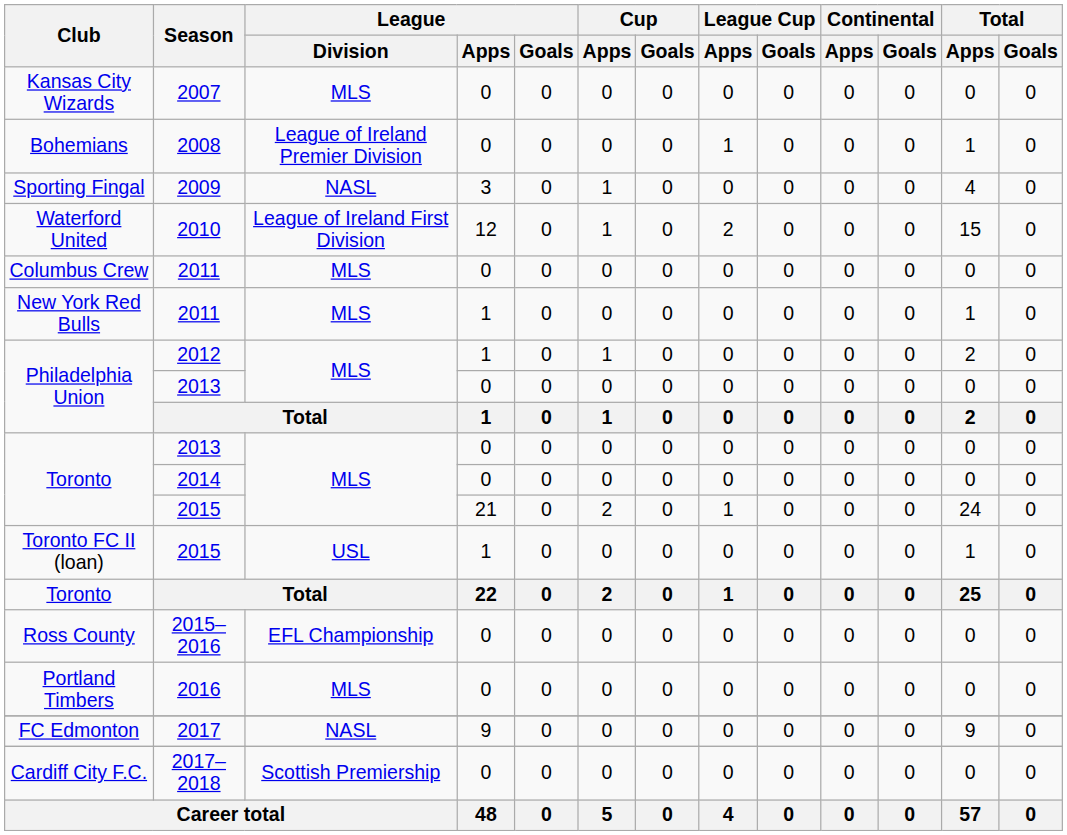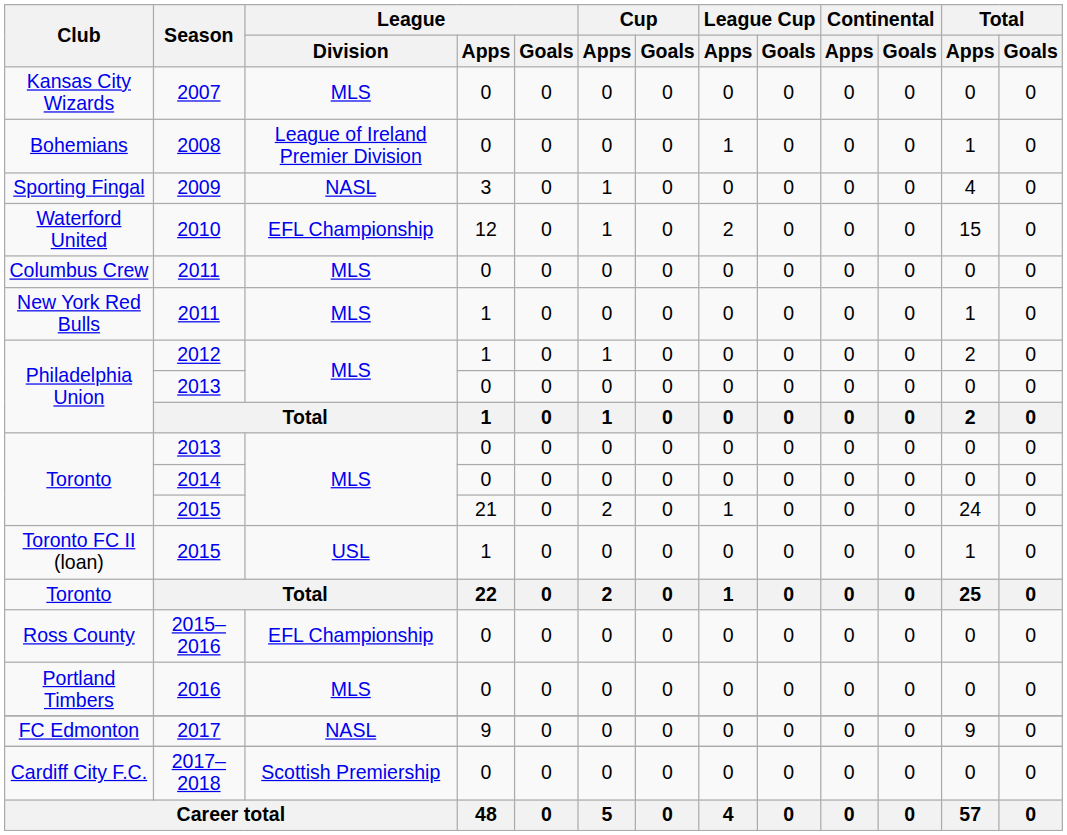(351, 229) League of Ireland First Division -> (351, 229) EFL Championship
